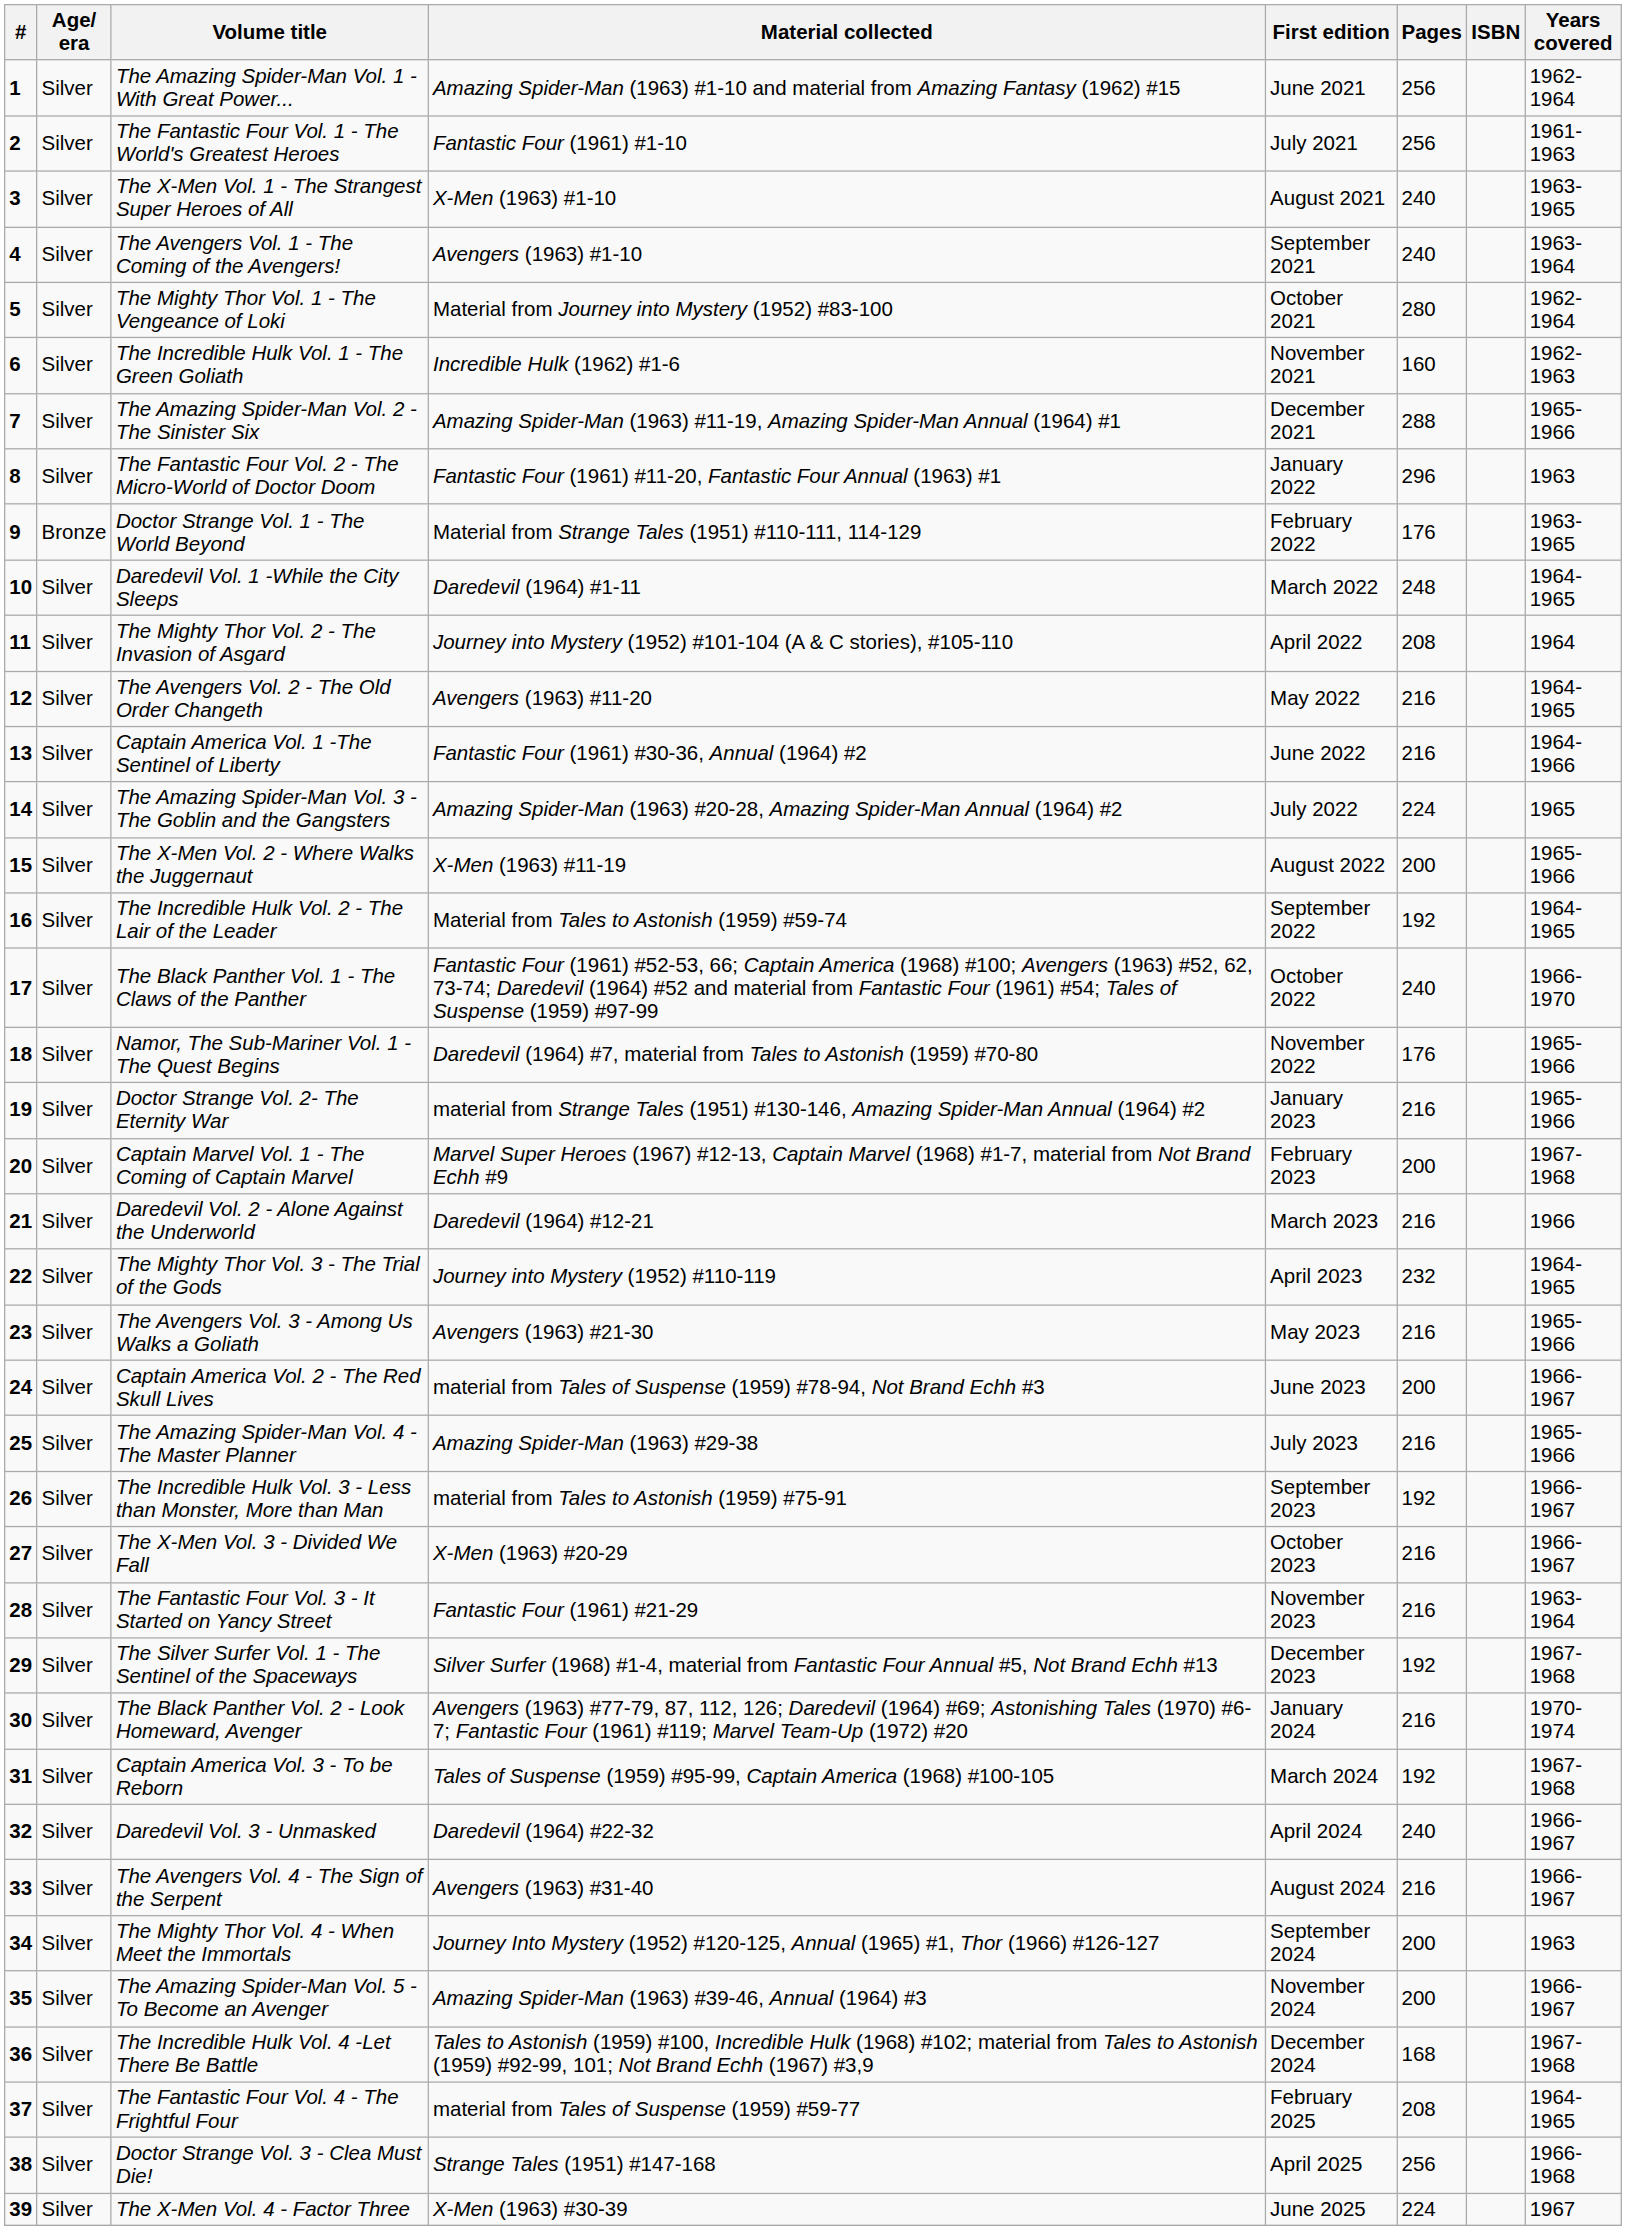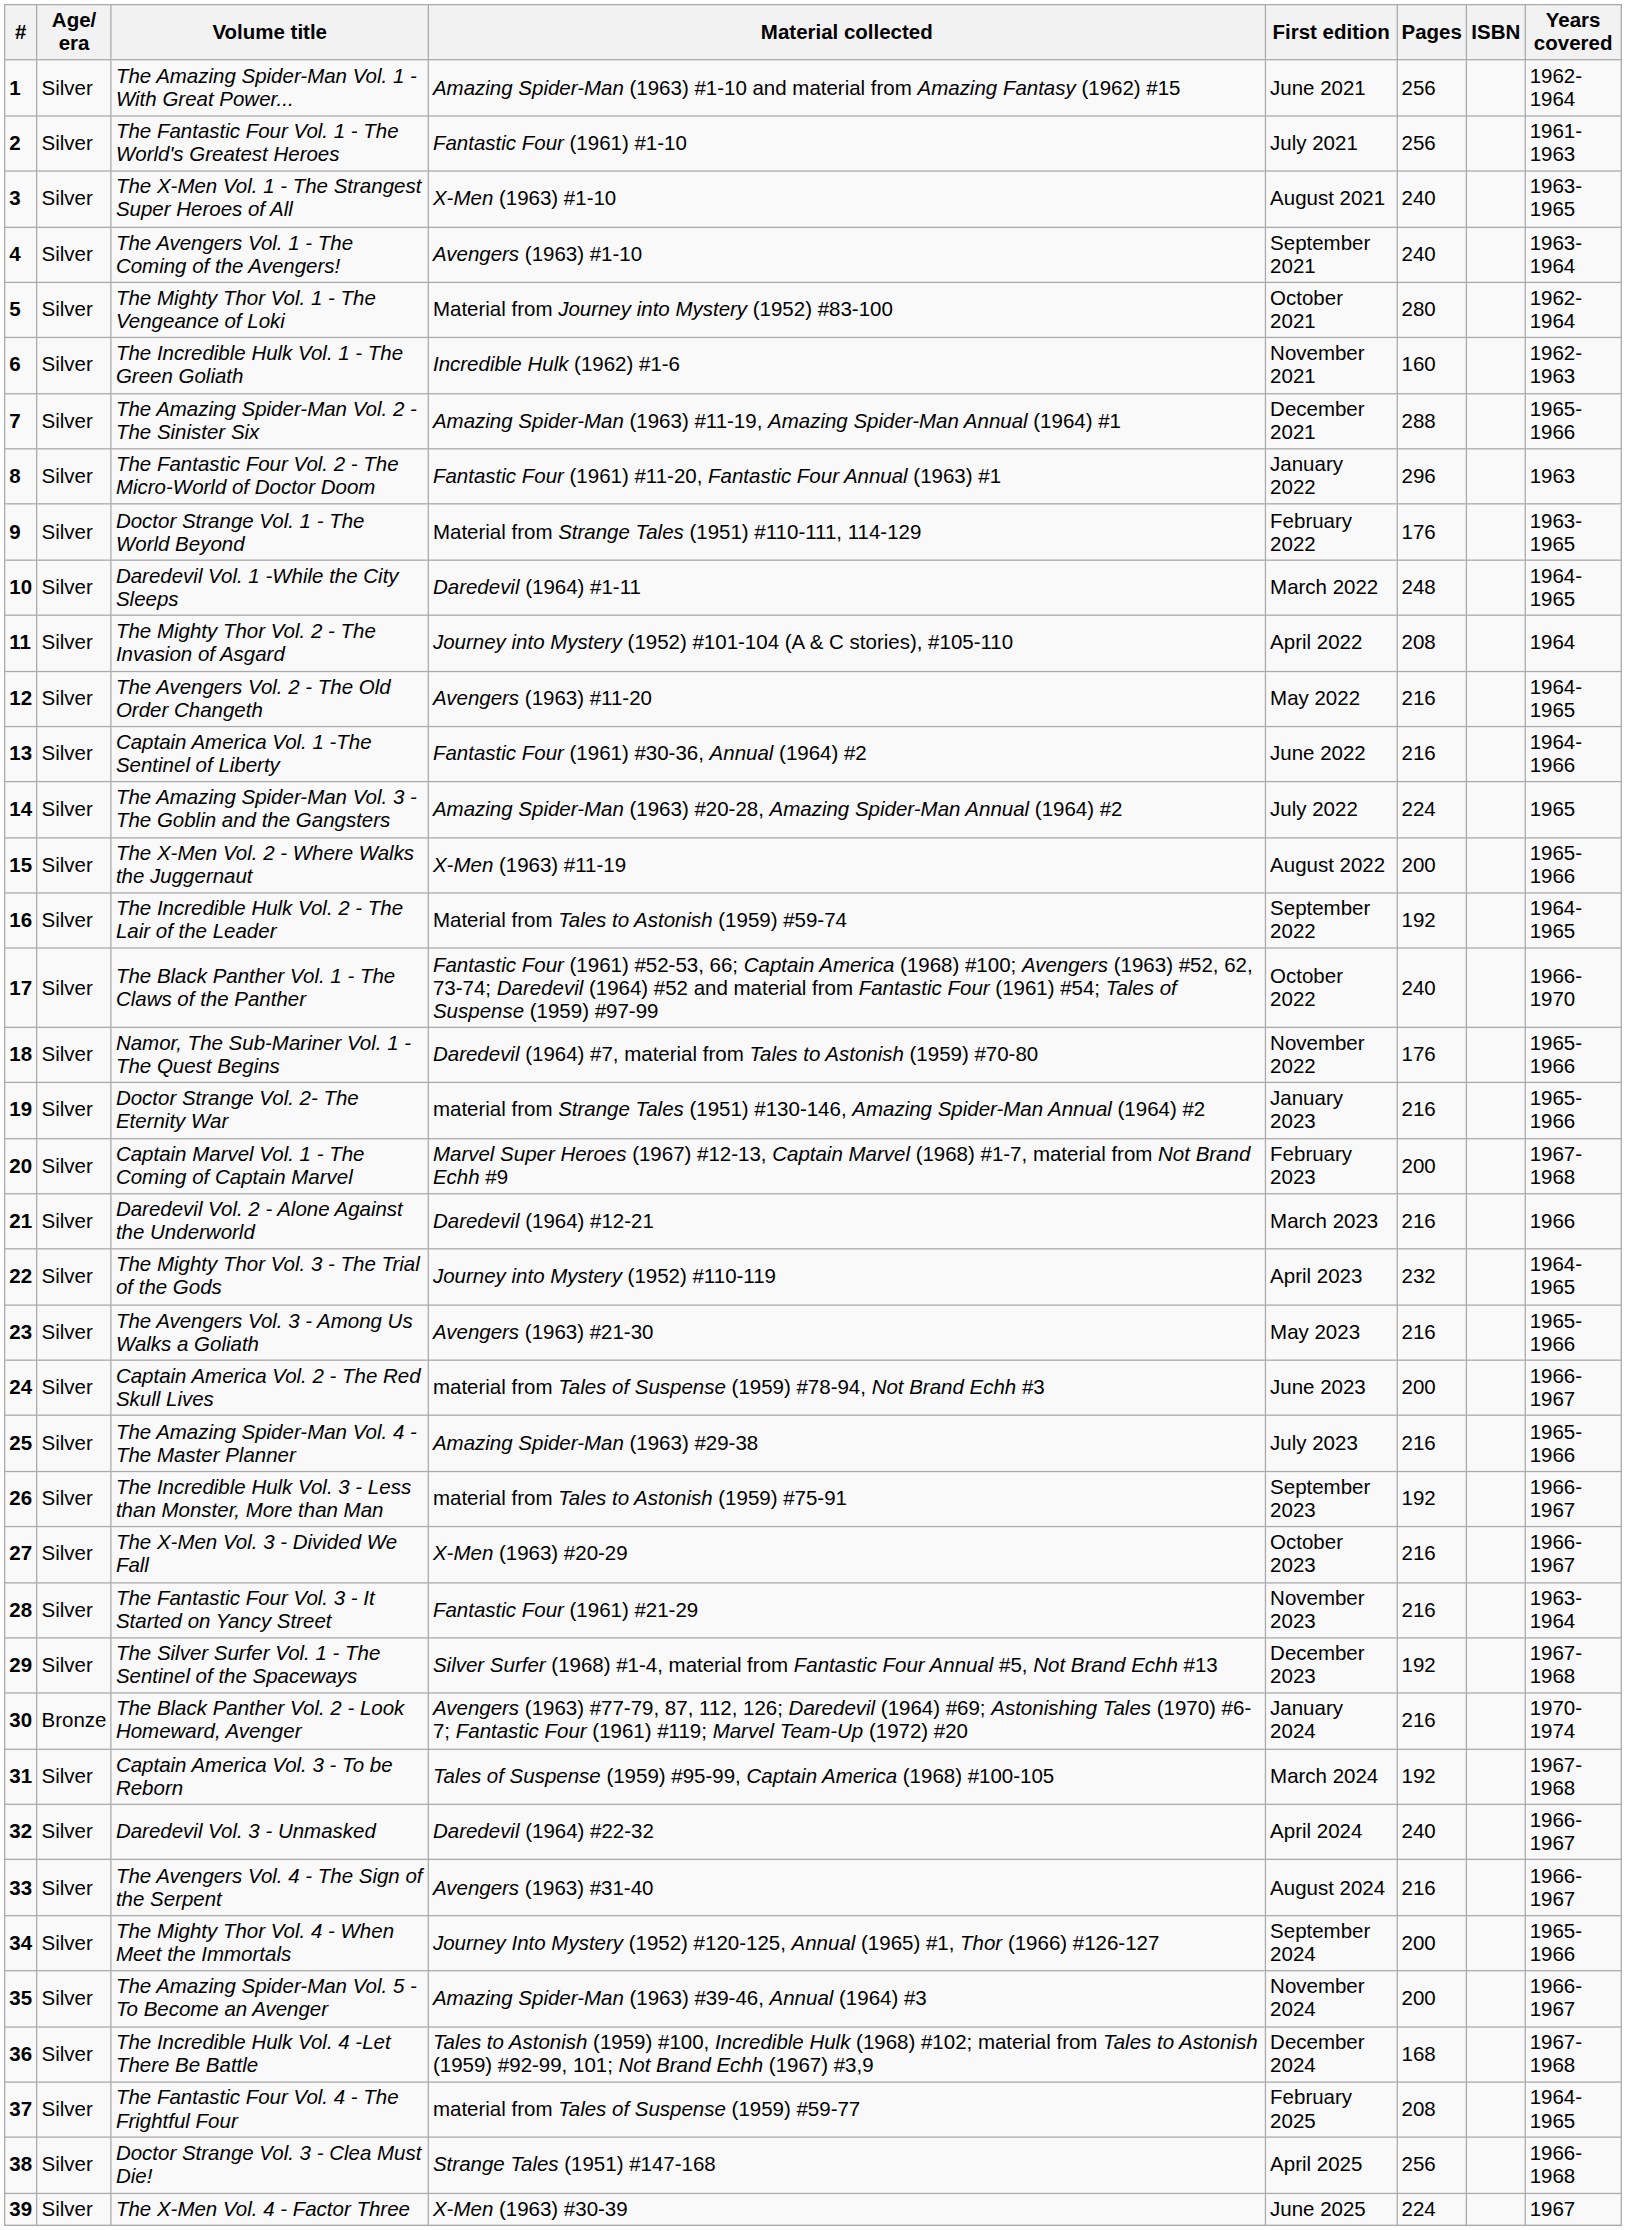(74, 531) Bronze -> (67, 531) Silver
(67, 1720) Silver -> (74, 1720) Bronze
(1552, 1942) 1963 -> (1556, 1942) 1965-1966
